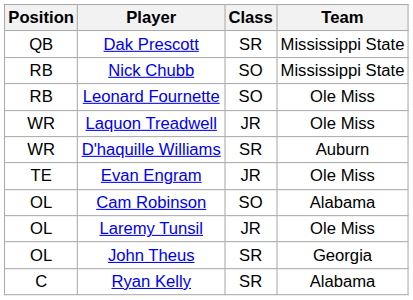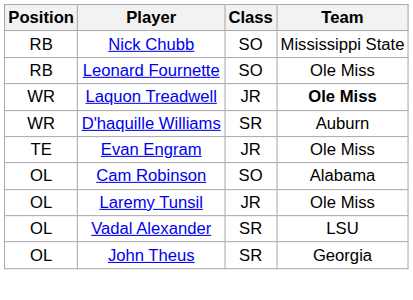- row: (151, 44)
(342, 123) normal -> (342, 96) bold
+ row: (151, 228)
- row: (151, 281)
